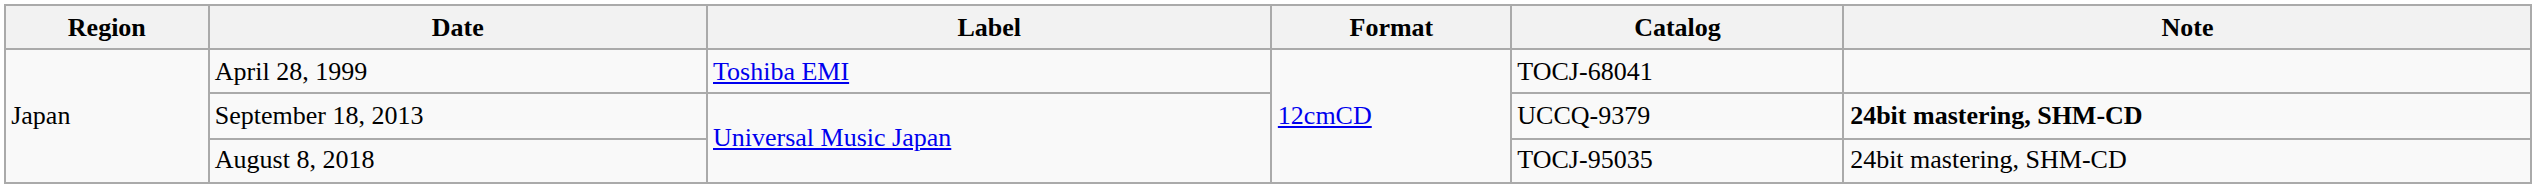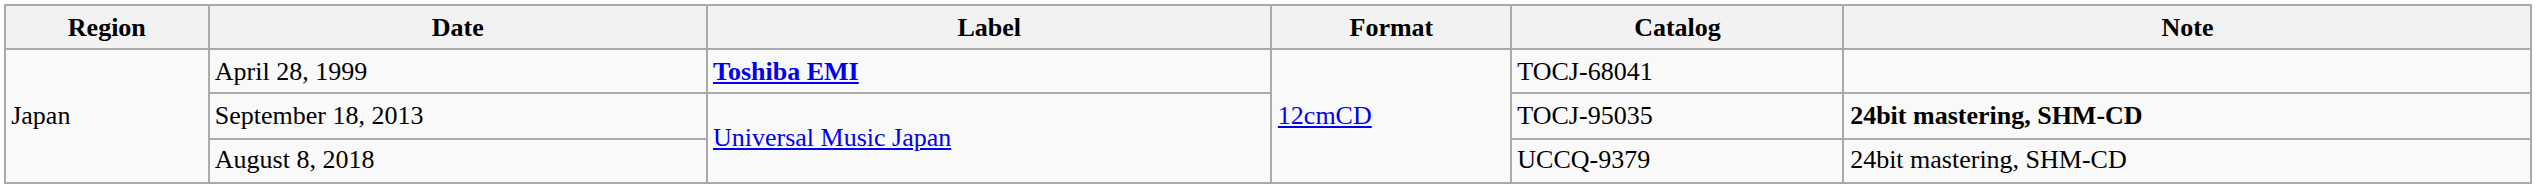(781, 71) normal -> (786, 71) bold
(1584, 115) UCCQ-9379 -> (1585, 115) TOCJ-95035
(1585, 159) TOCJ-95035 -> (1584, 159) UCCQ-9379
